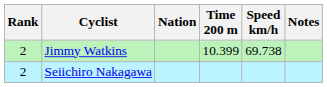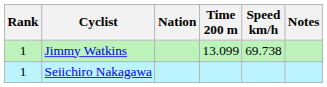(23, 51) 2 -> (23, 51) 1
(221, 51) 10.399 -> (221, 51) 13.099
(23, 72) 2 -> (23, 72) 1
